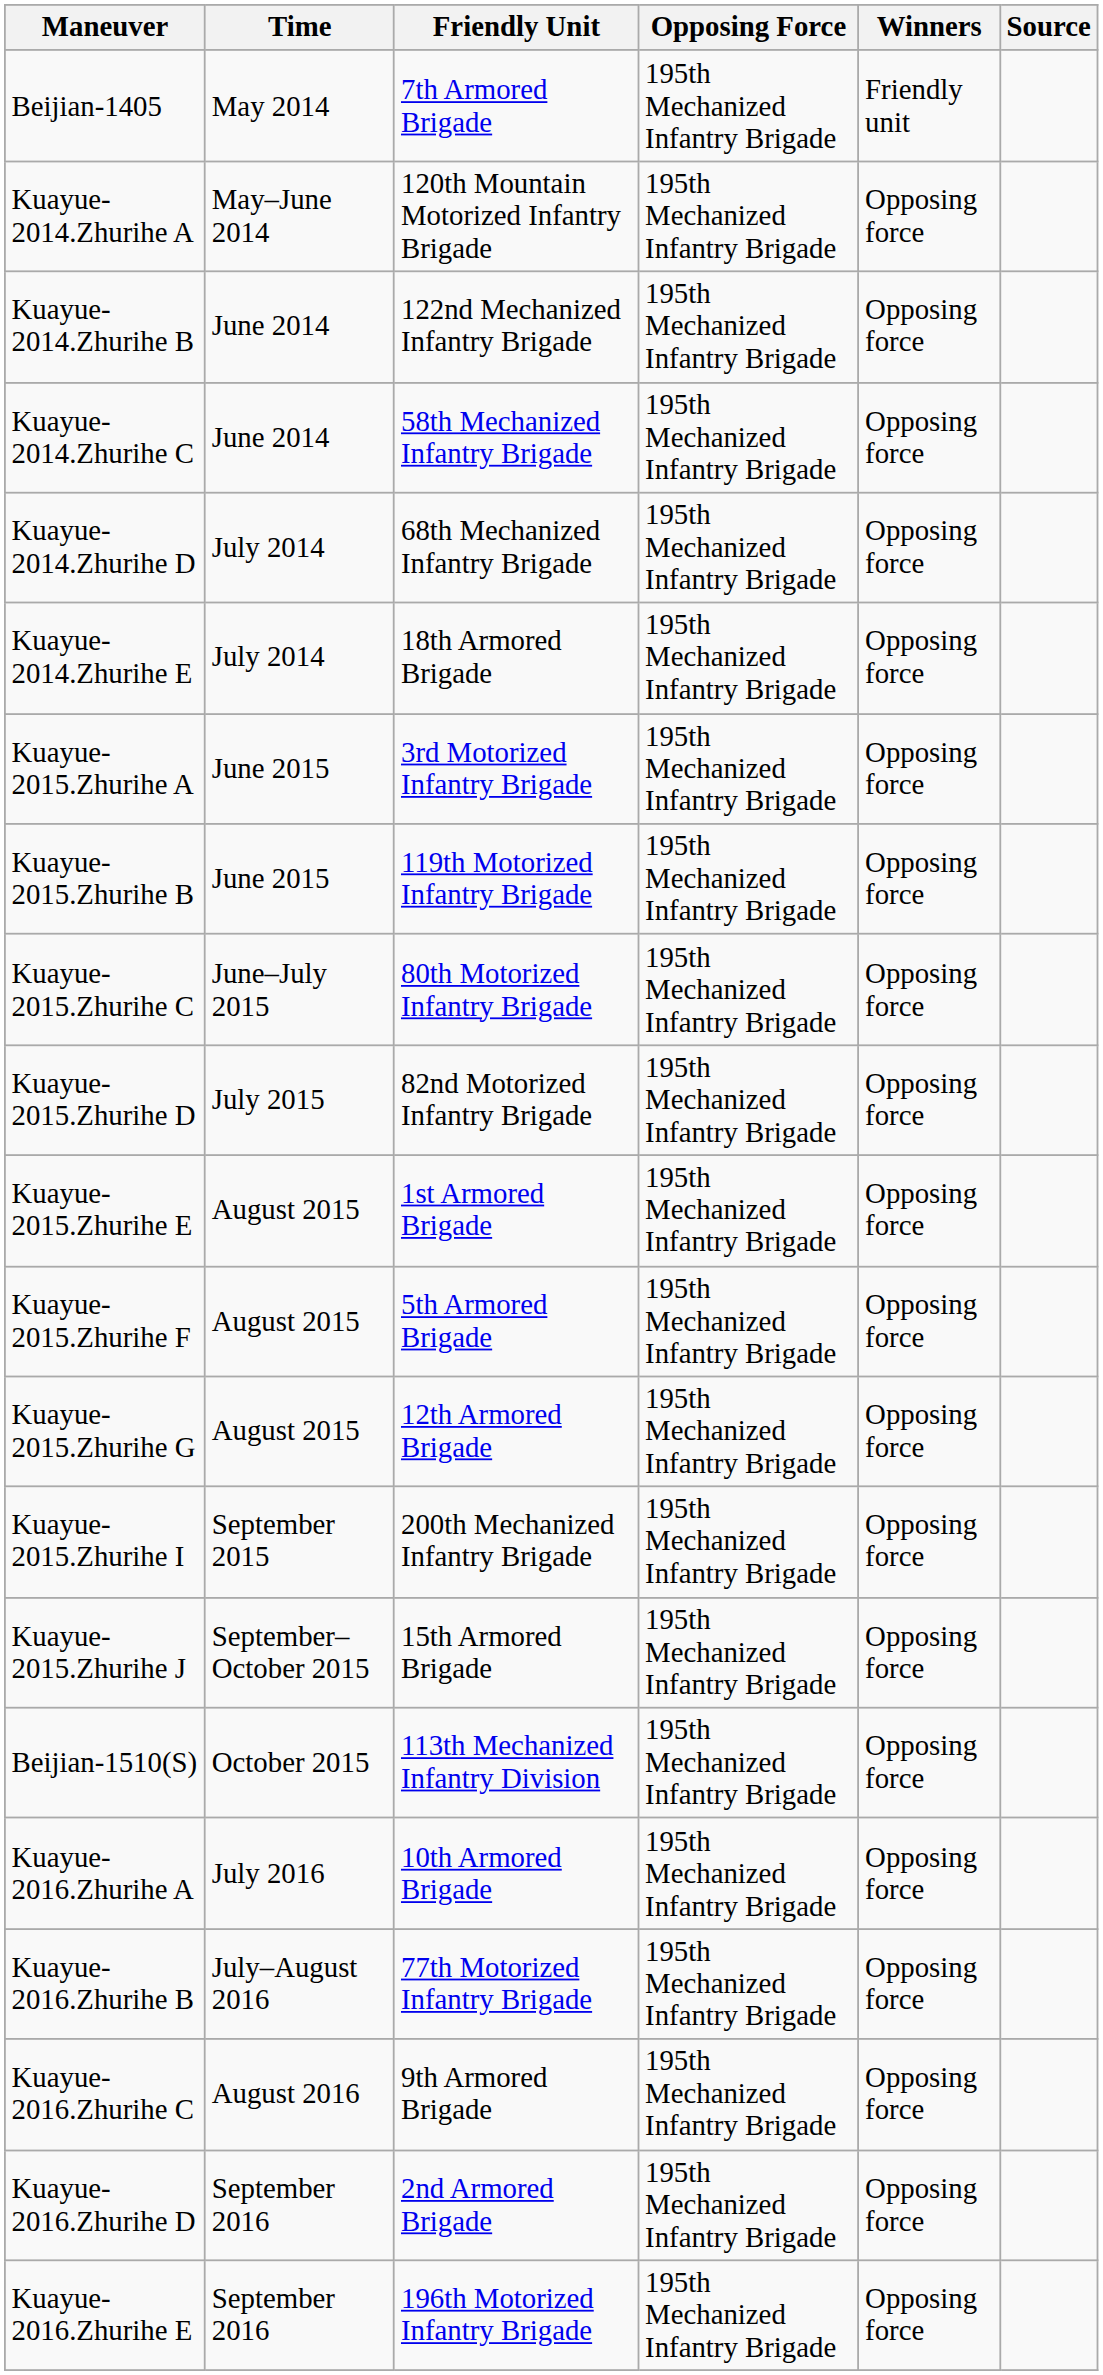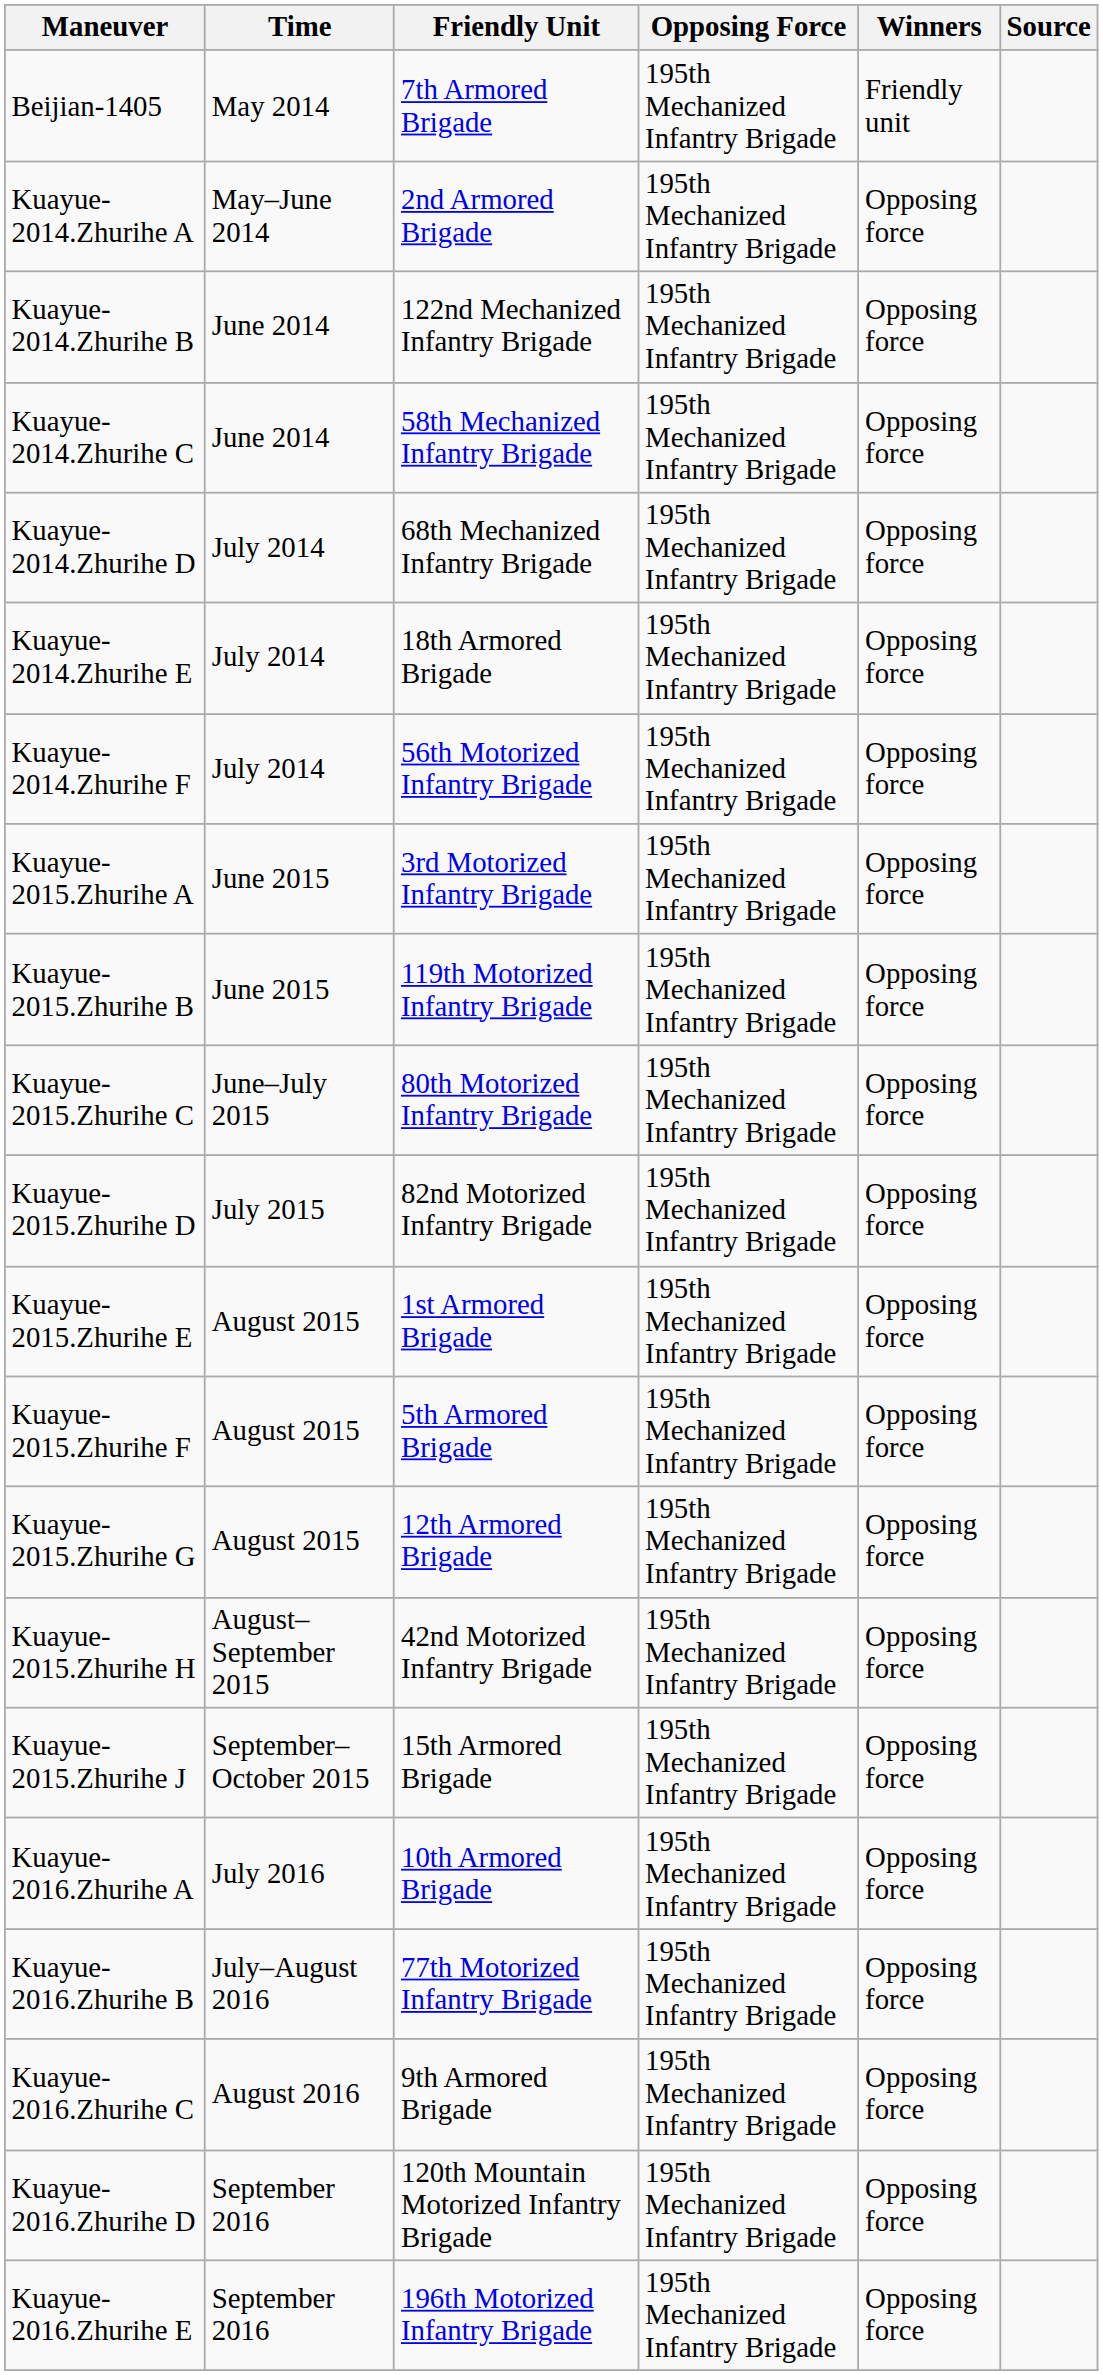(511, 215) 120th Mountain Motorized Infantry Brigade -> (477, 215) 2nd Armored Brigade
+ row: (101, 768)
+ row: (104, 1652)
- row: (98, 1541)
- row: (104, 1762)
(477, 2204) 2nd Armored Brigade -> (511, 2204) 120th Mountain Motorized Infantry Brigade
